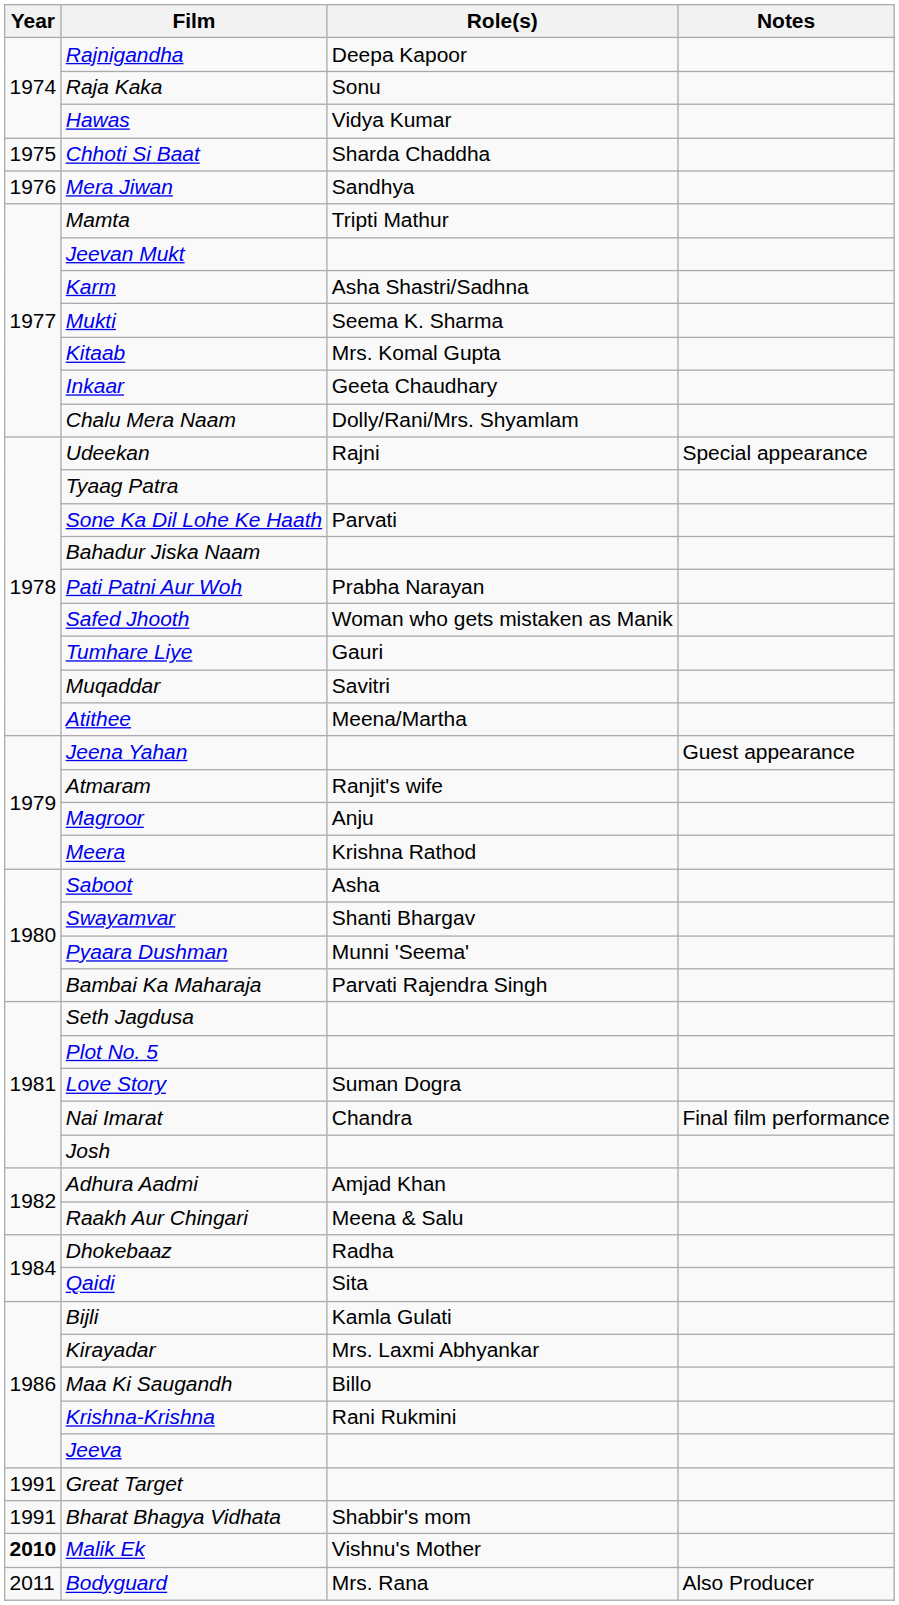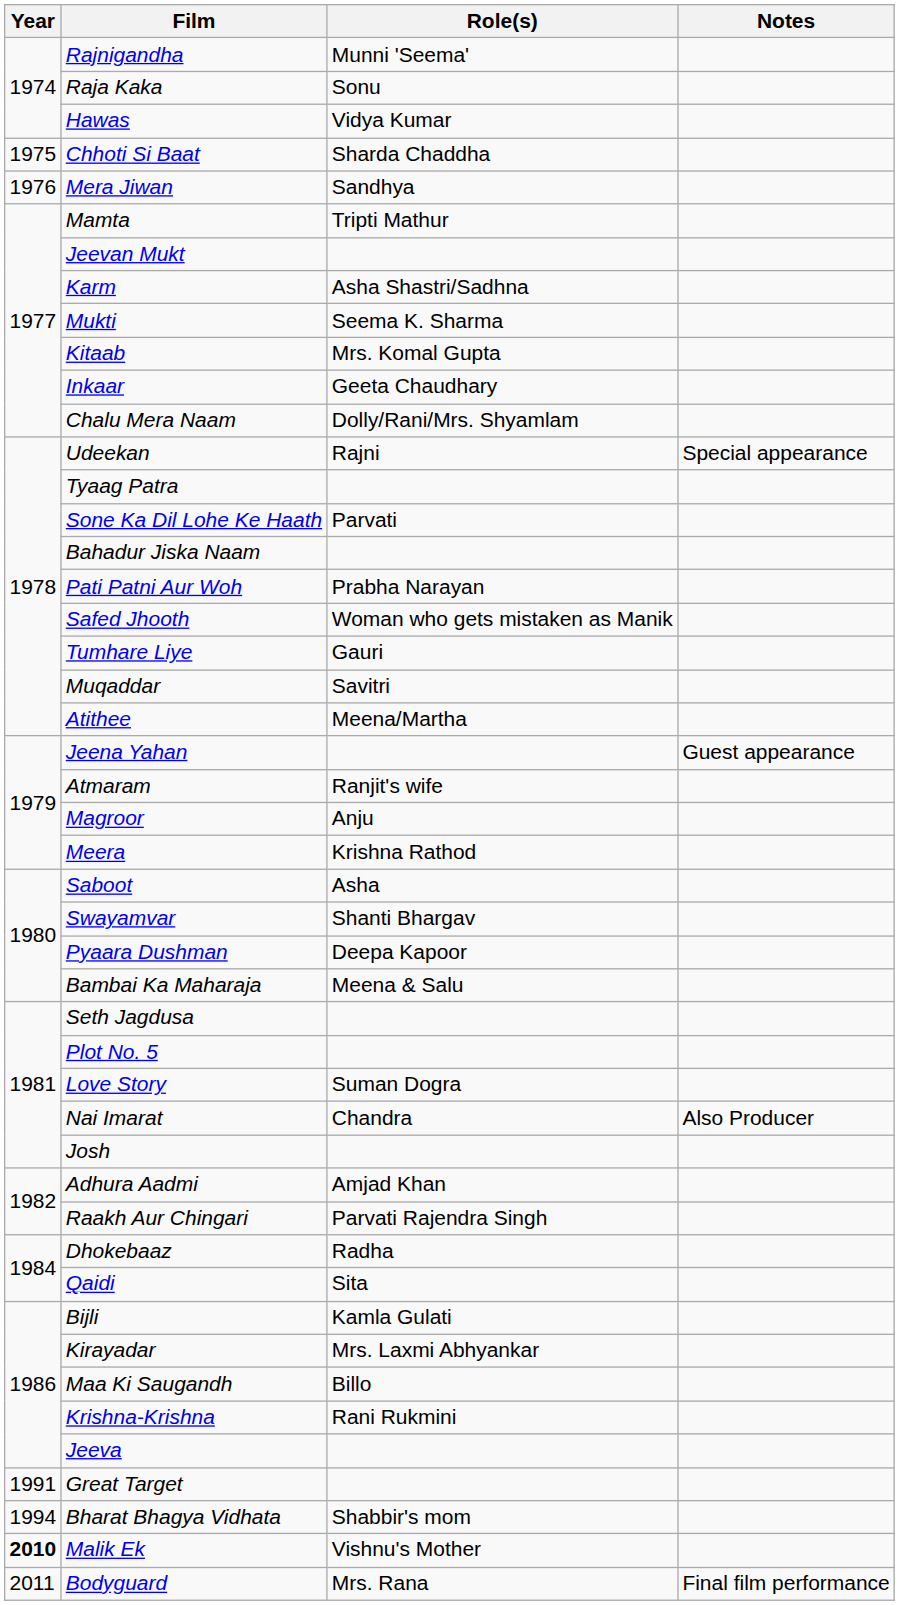(399, 54) Deepa Kapoor -> (400, 54) Munni 'Seema'
(400, 951) Munni 'Seema' -> (399, 951) Deepa Kapoor
(440, 985) Parvati Rajendra Singh -> (398, 985) Meena & Salu
(786, 1118) Final film performance -> (748, 1118) Also Producer
(398, 1217) Meena & Salu -> (440, 1217) Parvati Rajendra Singh
(33, 1516) 1991 -> (33, 1516) 1994
(748, 1583) Also Producer -> (786, 1583) Final film performance
